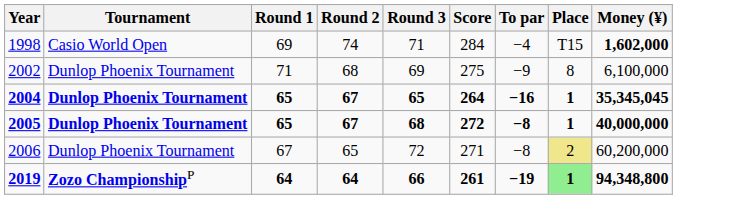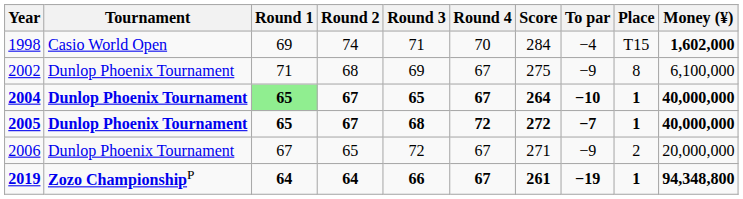+ column: (483, 17)
(284, 97) no background -> (284, 97) lightgreen background
(522, 97) −16 -> (588, 97) −10
(632, 97) 35,345,045 -> (698, 97) 40,000,000
(522, 124) −8 -> (588, 124) −7
(522, 150) −8 -> (588, 150) −9
(570, 150) khaki background -> (636, 150) no background
(632, 150) 60,200,000 -> (698, 150) 20,000,000
(570, 178) lightgreen background -> (636, 178) no background
